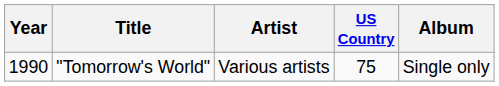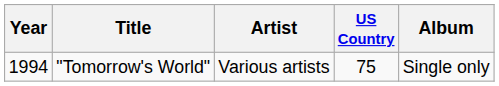(28, 66) 1990 -> (28, 66) 1994
